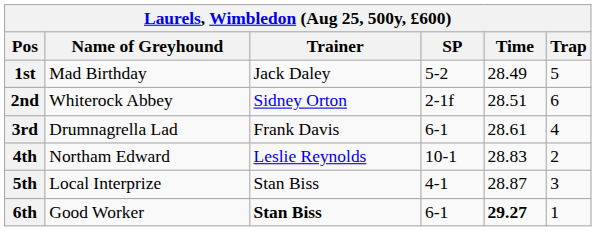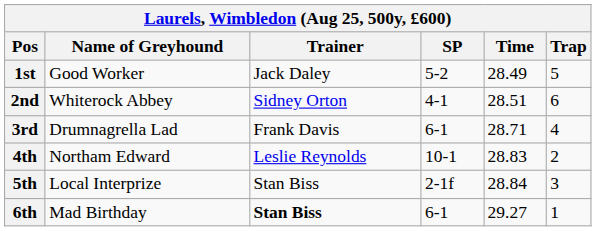(98, 73) Mad Birthday -> (97, 73) Good Worker
(440, 101) 2-1f -> (437, 101) 4-1
(507, 128) 28.61 -> (507, 128) 28.71
(437, 184) 4-1 -> (440, 184) 2-1f
(507, 184) 28.87 -> (507, 184) 28.84
(97, 211) Good Worker -> (98, 211) Mad Birthday
(507, 211) bold -> (507, 211) normal
